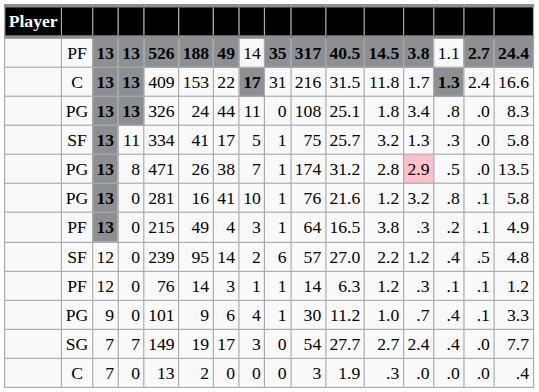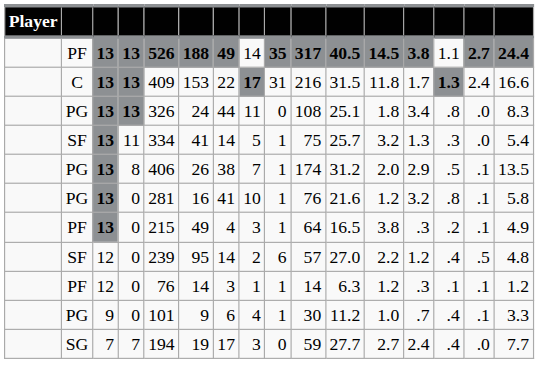(226, 140) 17 -> (226, 140) 14
(518, 140) 5.8 -> (518, 140) 5.4
(161, 169) 471 -> (161, 169) 406
(388, 169) 2.8 -> (388, 169) 2.0
(418, 169) pink background -> (418, 169) no background
(483, 169) .0 -> (483, 169) .1
(161, 343) 149 -> (161, 343) 194
(312, 343) 54 -> (312, 343) 59
- row: (77, 372)
